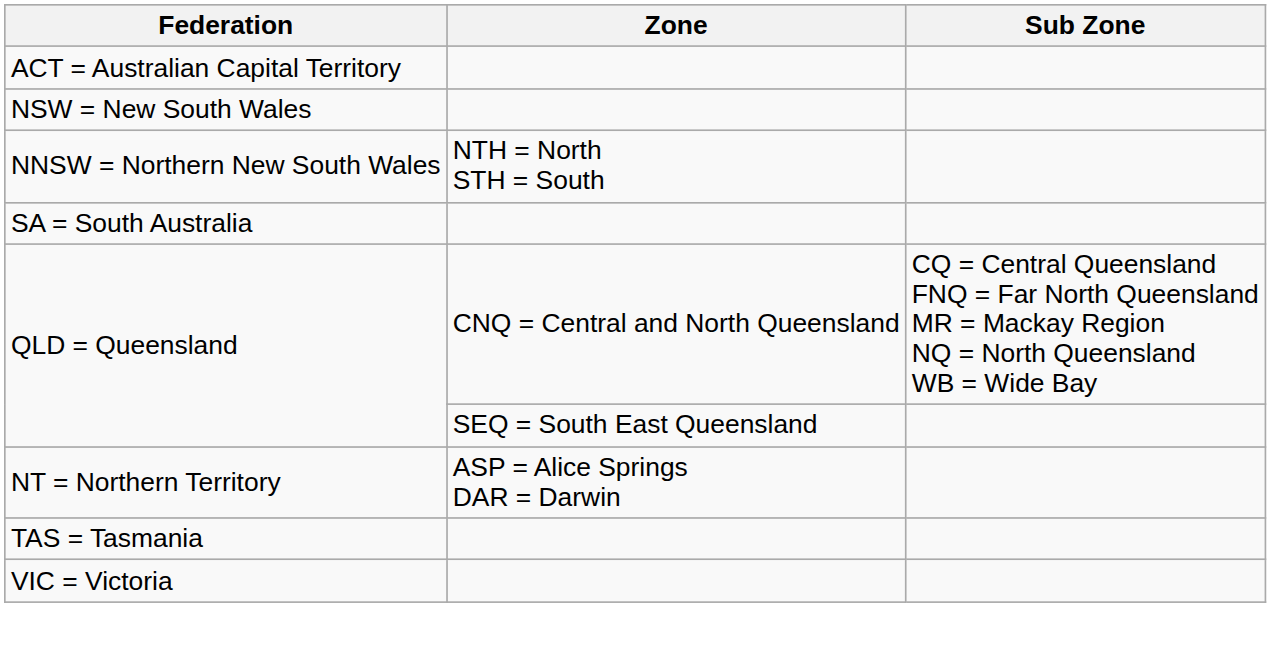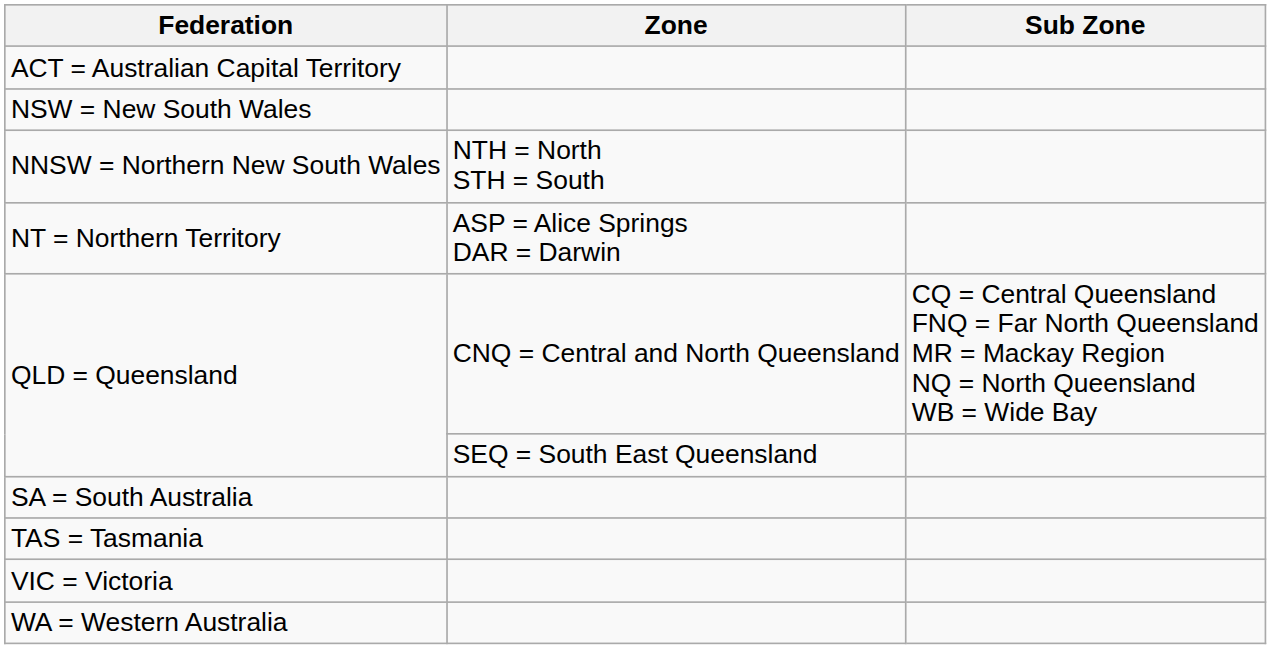rows swapped: (146, 481) <-> (132, 222)
+ row: (149, 622)
